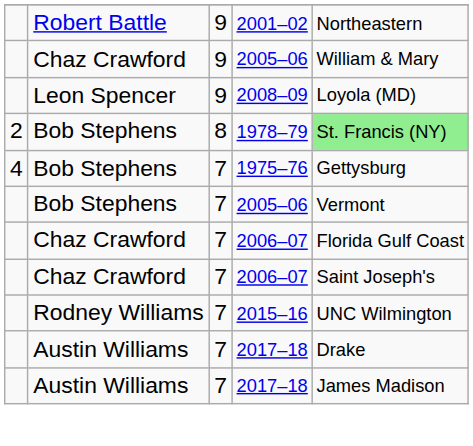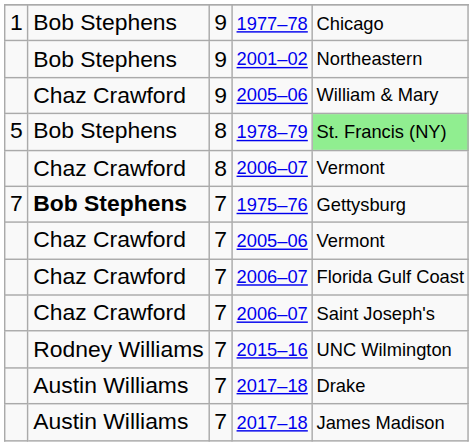+ row: (221, 22)
(100, 22) Robert Battle -> (105, 58) Bob Stephens
- row: (221, 95)
(16, 131) 2 -> (16, 131) 5
+ row: (221, 167)
(16, 167) 4 -> (16, 204) 7
(105, 167) normal -> (110, 204) bold
(105, 204) Bob Stephens -> (110, 240) Chaz Crawford
